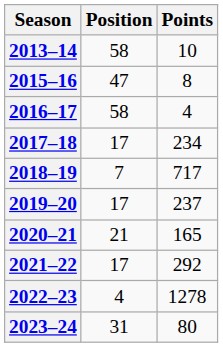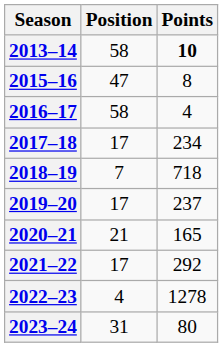(187, 50) normal -> (187, 50) bold
(187, 173) 717 -> (187, 173) 718
